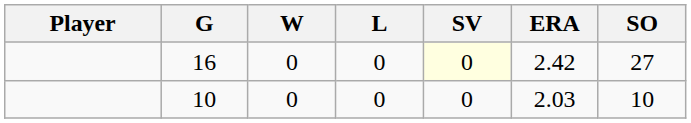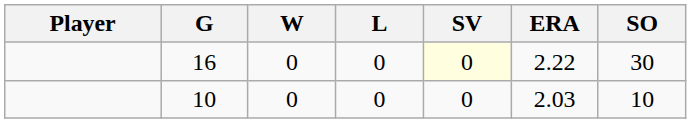(555, 61) 2.42 -> (555, 61) 2.22
(642, 61) 27 -> (642, 61) 30
